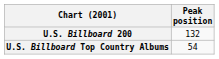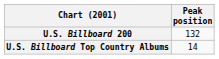(193, 47) 54 -> (193, 47) 14
